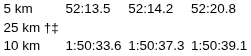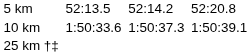rows swapped: (22, 46) <-> (31, 27)
